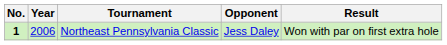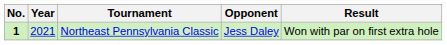(43, 31) 2006 -> (43, 31) 2021
